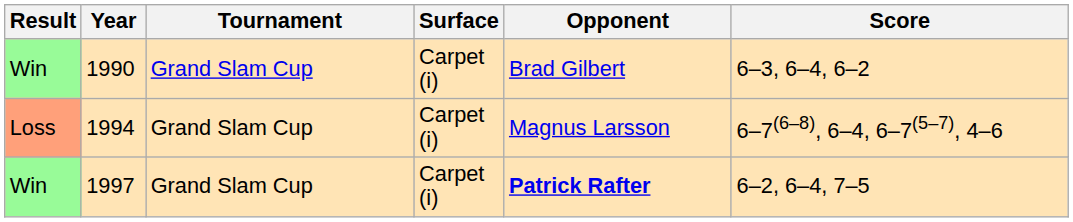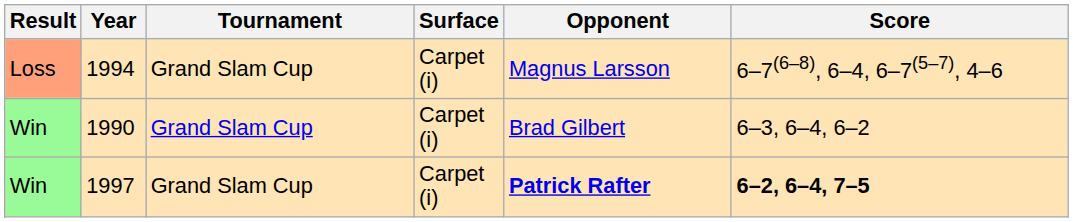rows swapped: (110, 68) <-> (110, 127)
(803, 186) normal -> (803, 186) bold
